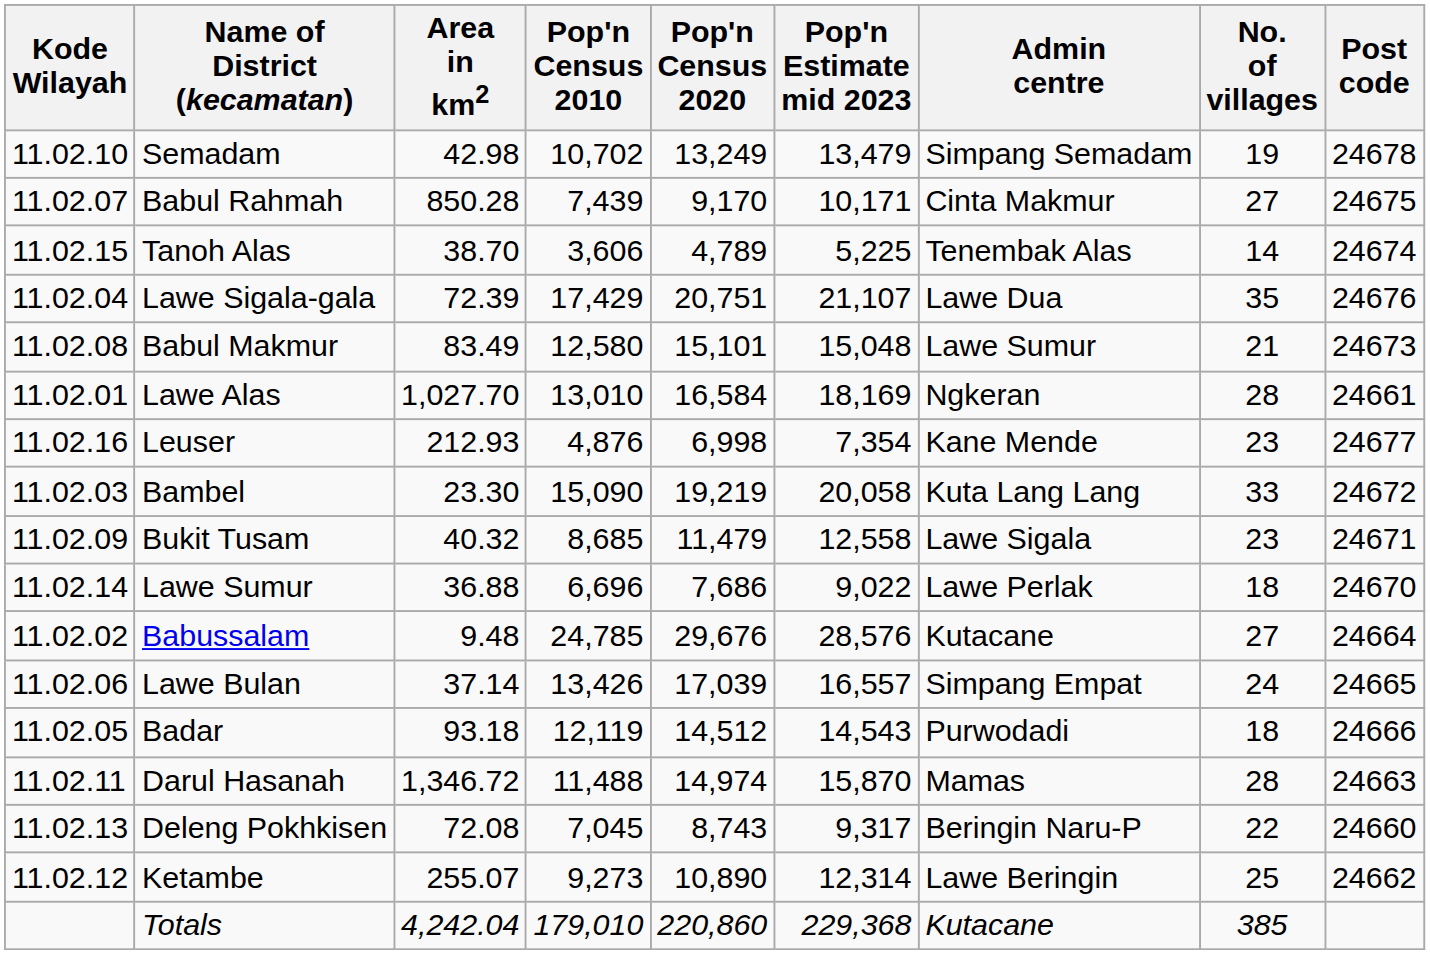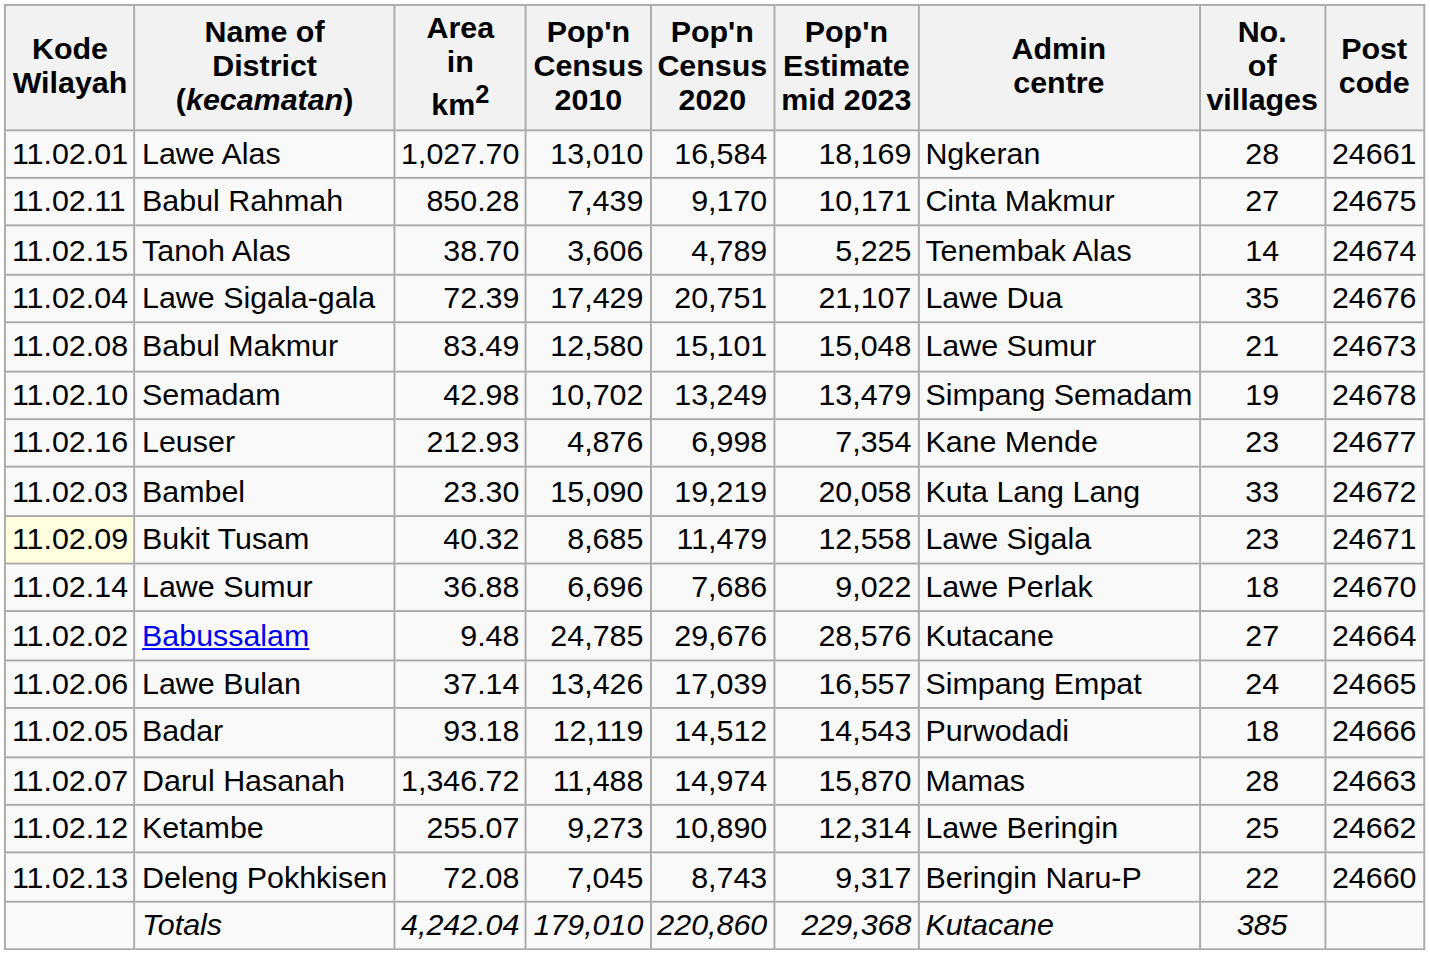rows swapped: (211, 394) <-> (211, 153)
(70, 201) 11.02.07 -> (69, 201) 11.02.11
(70, 539) no background -> (70, 539) lightyellow background
(69, 780) 11.02.11 -> (70, 780) 11.02.07
rows swapped: (203, 876) <-> (265, 828)
